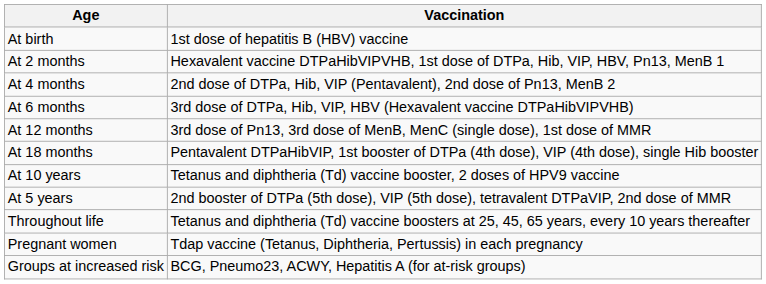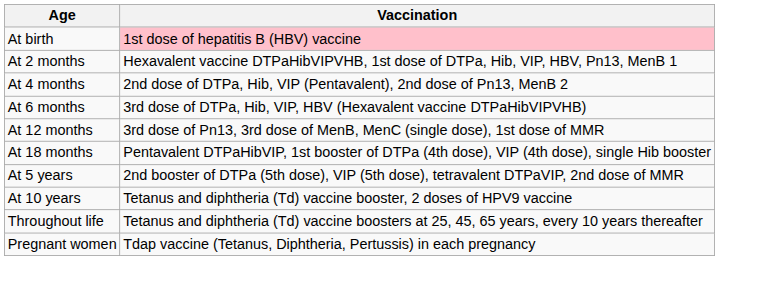(289, 38) no background -> (242, 38) pink background
rows swapped: (40, 198) <-> (44, 175)
- row: (86, 267)
